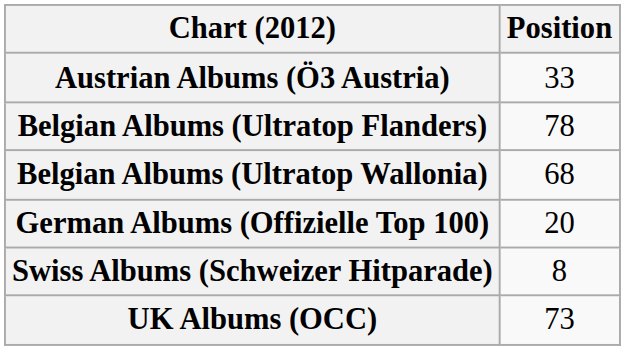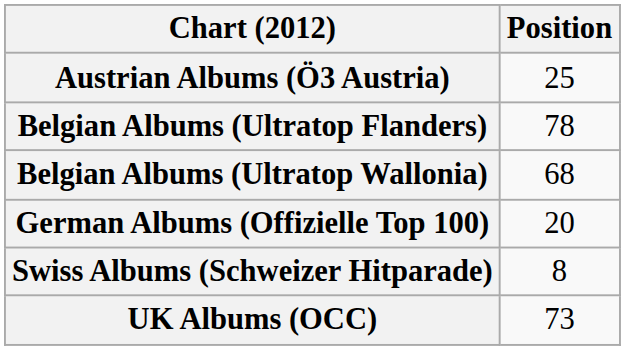(560, 77) 33 -> (560, 77) 25
